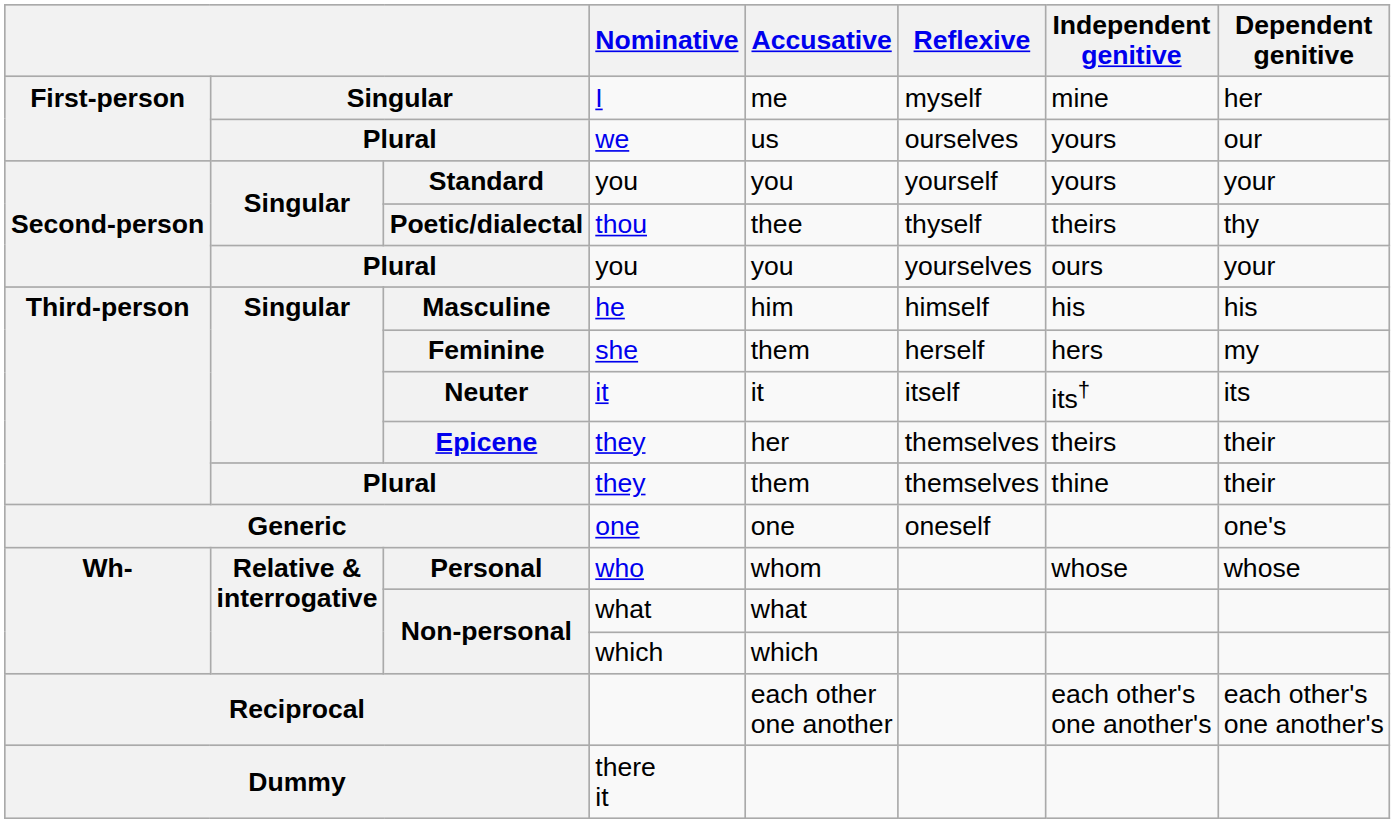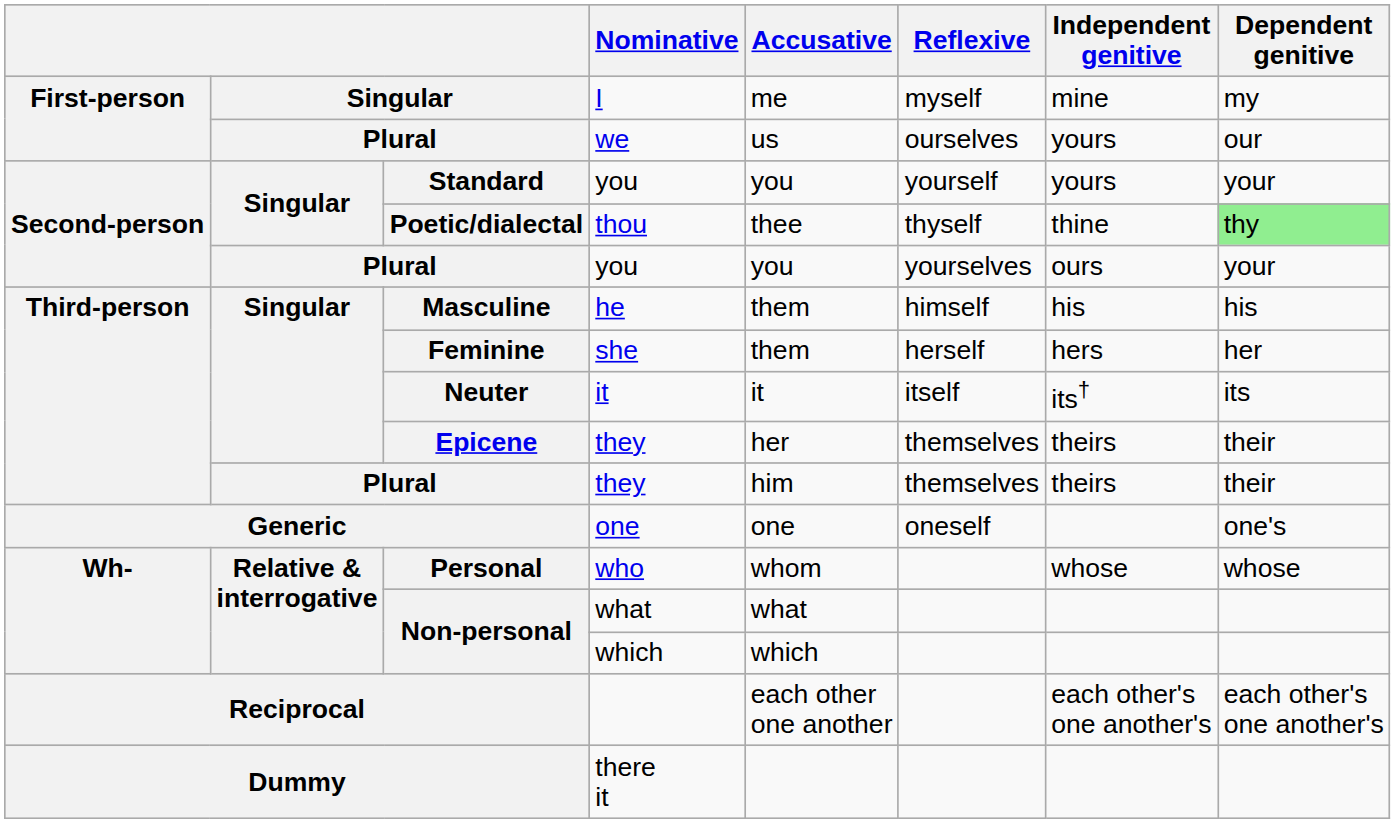(1243, 97) her -> (1241, 97) my
(1084, 223) theirs -> (1080, 223) thine
(1241, 223) no background -> (1241, 223) lightgreen background
(772, 308) him -> (780, 308) them
(1241, 350) my -> (1243, 350) her
(780, 483) them -> (772, 483) him
(1080, 483) thine -> (1084, 483) theirs
